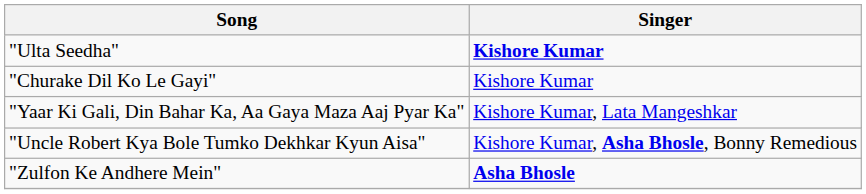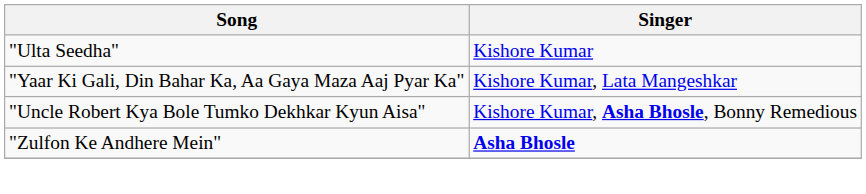(538, 50) bold -> (533, 50) normal
- row: (113, 81)
